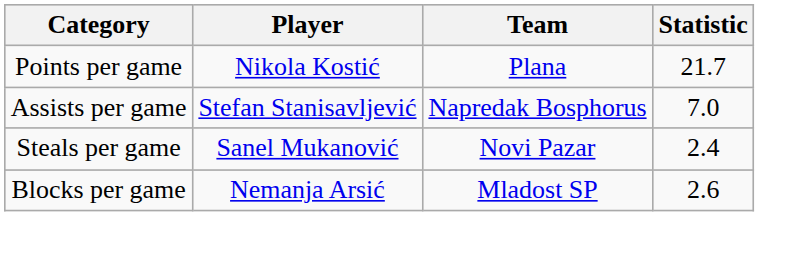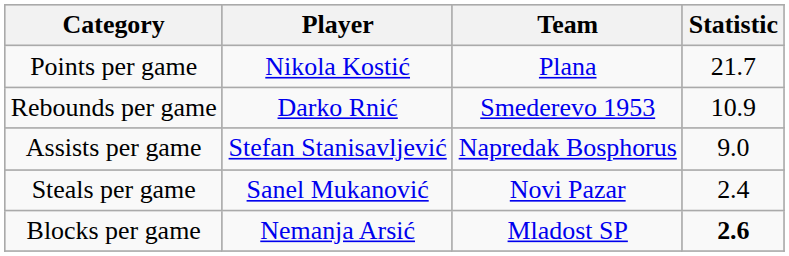+ row: (114, 107)
(703, 107) 7.0 -> (733, 148) 9.0
(703, 189) normal -> (733, 230) bold
